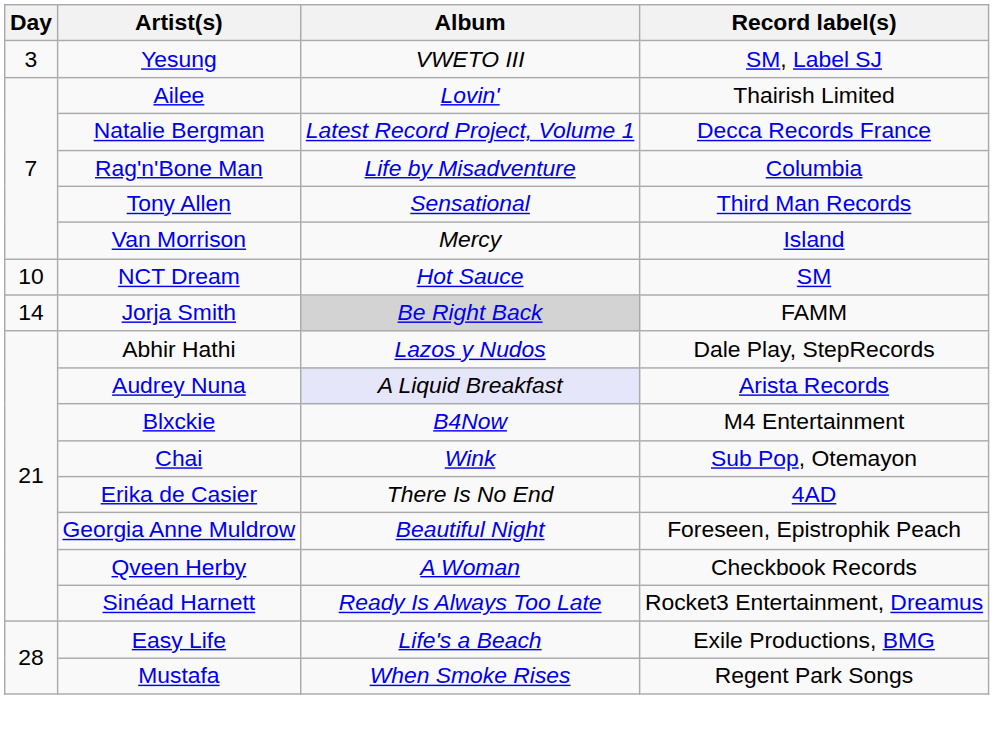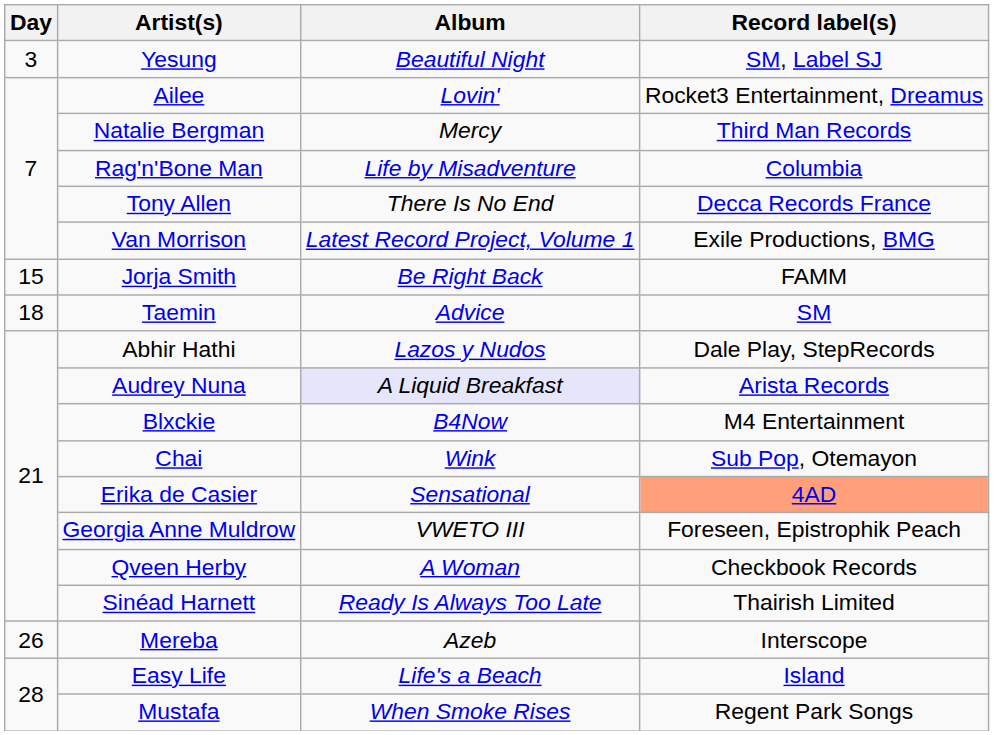(470, 58) VWETO III -> (470, 58) Beautiful Night
(814, 95) Thairish Limited -> (814, 95) Rocket3 Entertainment, Dreamus
(470, 131) Latest Record Project, Volume 1 -> (470, 131) Mercy
(814, 131) Decca Records France -> (814, 131) Third Man Records
(470, 204) Sensational -> (470, 204) There Is No End
(814, 204) Third Man Records -> (814, 204) Decca Records France
(470, 240) Mercy -> (470, 240) Latest Record Project, Volume 1
(814, 240) Island -> (814, 240) Exile Productions, BMG
- row: (179, 276)
(31, 312) 14 -> (31, 276) 15
(470, 312) lightgrey background -> (470, 276) no background
+ row: (179, 312)
(470, 494) There Is No End -> (470, 494) Sensational
(814, 494) no background -> (814, 494) lightsalmon background
(470, 530) Beautiful Night -> (470, 530) VWETO III
(814, 603) Rocket3 Entertainment, Dreamus -> (814, 603) Thairish Limited
+ row: (179, 639)
(814, 639) Exile Productions, BMG -> (814, 675) Island
